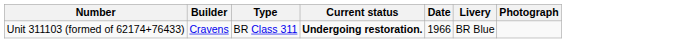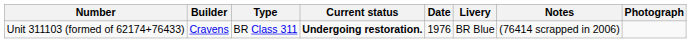+ column: (560, 12)
(439, 29) 1966 -> (439, 29) 1976
